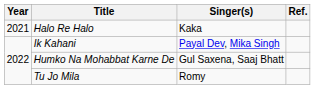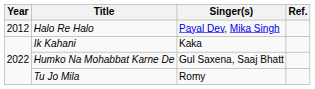(18, 28) 2021 -> (18, 28) 2012
(190, 28) Kaka -> (229, 28) Payal Dev, Mika Singh
(229, 44) Payal Dev, Mika Singh -> (190, 44) Kaka
